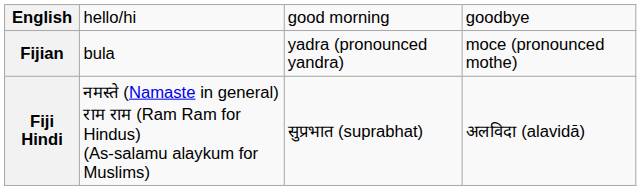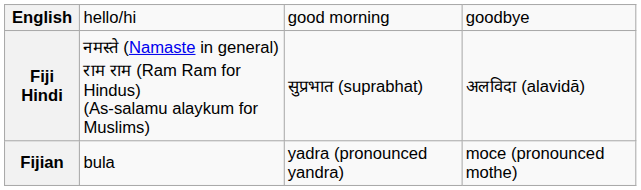rows swapped: (42, 53) <-> (42, 130)
